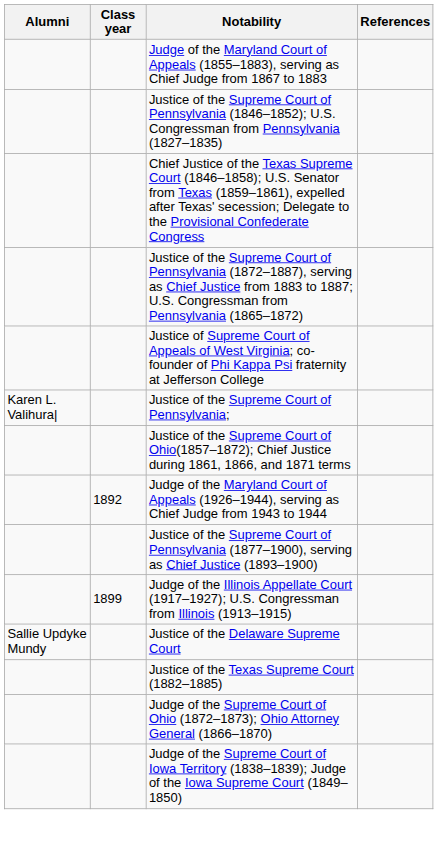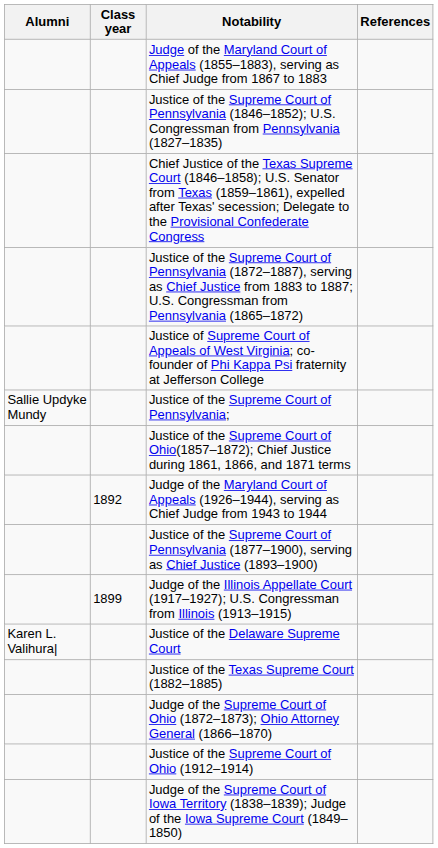(32, 407) Karen L. Valihura| -> (47, 407) Sallie Updyke Mundy
(47, 641) Sallie Updyke Mundy -> (32, 641) Karen L. Valihura|
+ row: (240, 761)
